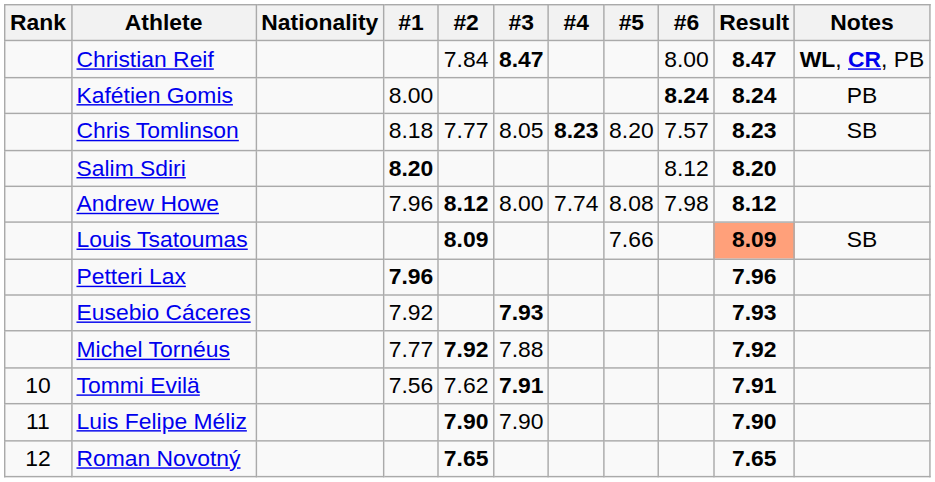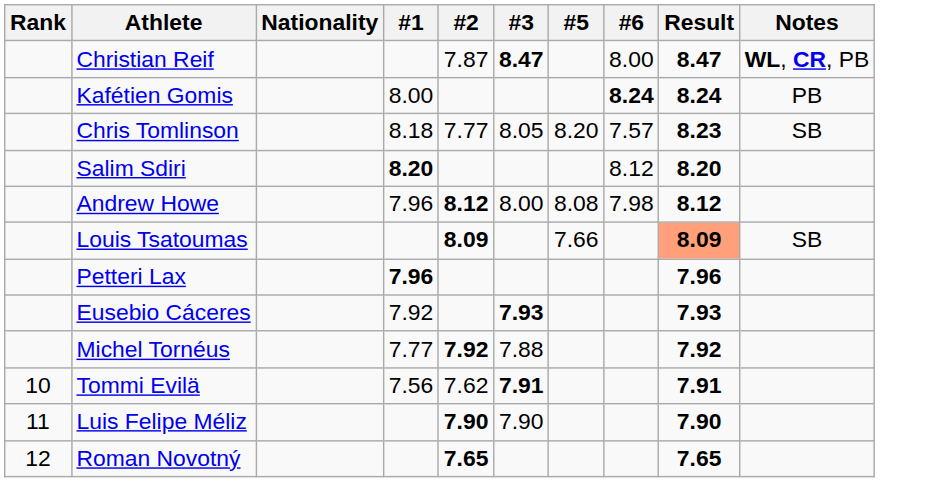- column: (576, 22)
(466, 58) 7.84 -> (466, 58) 7.87
